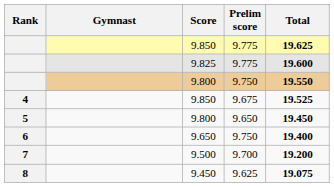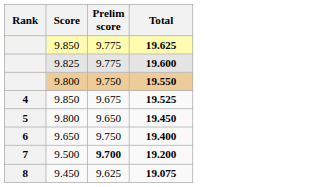- column: (114, 20)
(245, 155) normal -> (108, 155) bold
